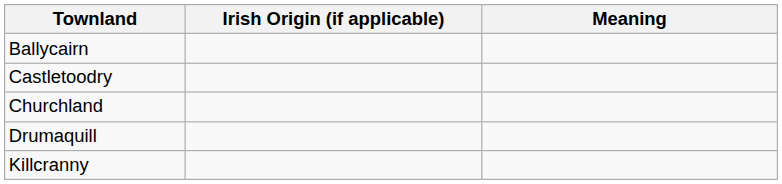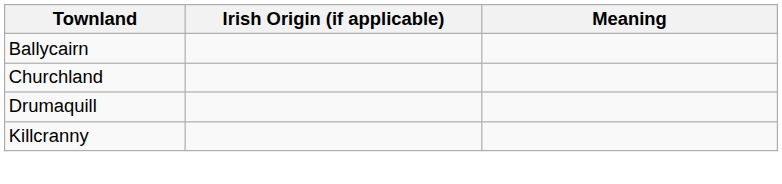- row: (60, 77)
